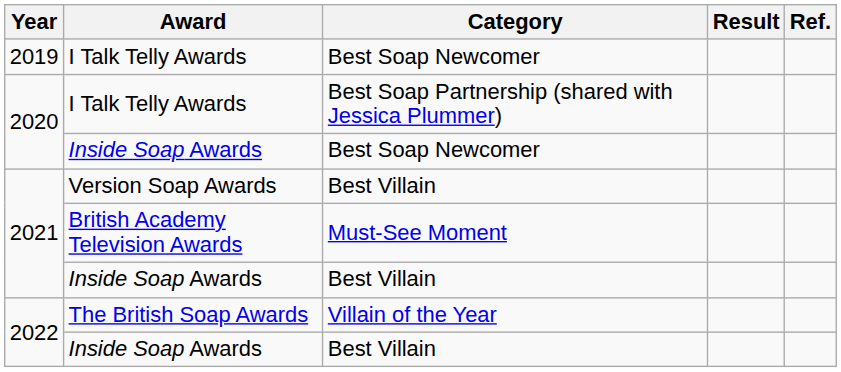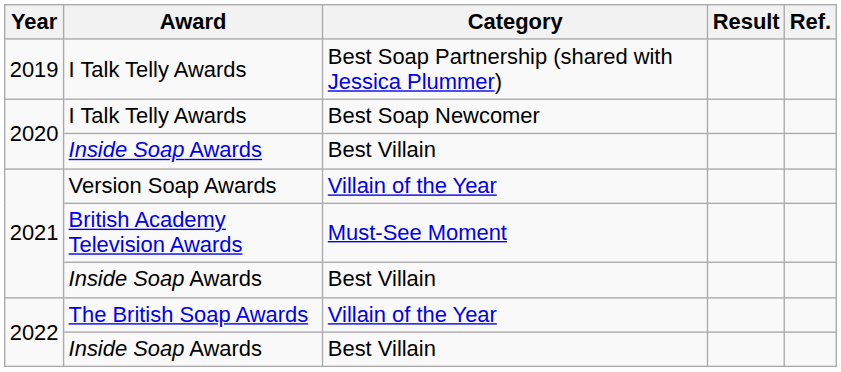(434, 56) Best Soap Newcomer -> (500, 68) Best Soap Partnership (shared with Jessica Plummer)
(500, 103) Best Soap Partnership (shared with Jessica Plummer) -> (434, 116) Best Soap Newcomer
(434, 150) Best Soap Newcomer -> (382, 150) Best Villain
(382, 185) Best Villain -> (412, 185) Villain of the Year
